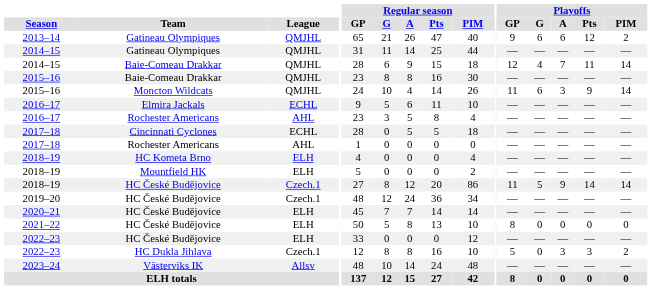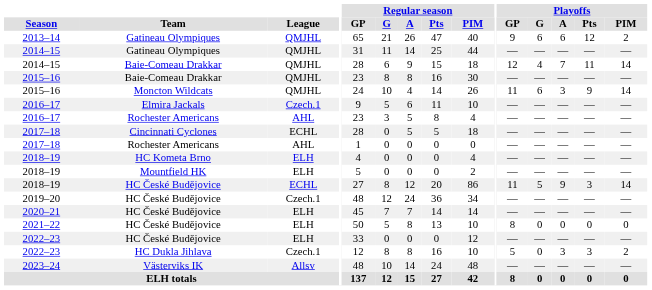(303, 104) ECHL -> (303, 104) Czech.1
(303, 185) Czech.1 -> (303, 185) ECHL
(589, 185) 14 -> (589, 185) 3
